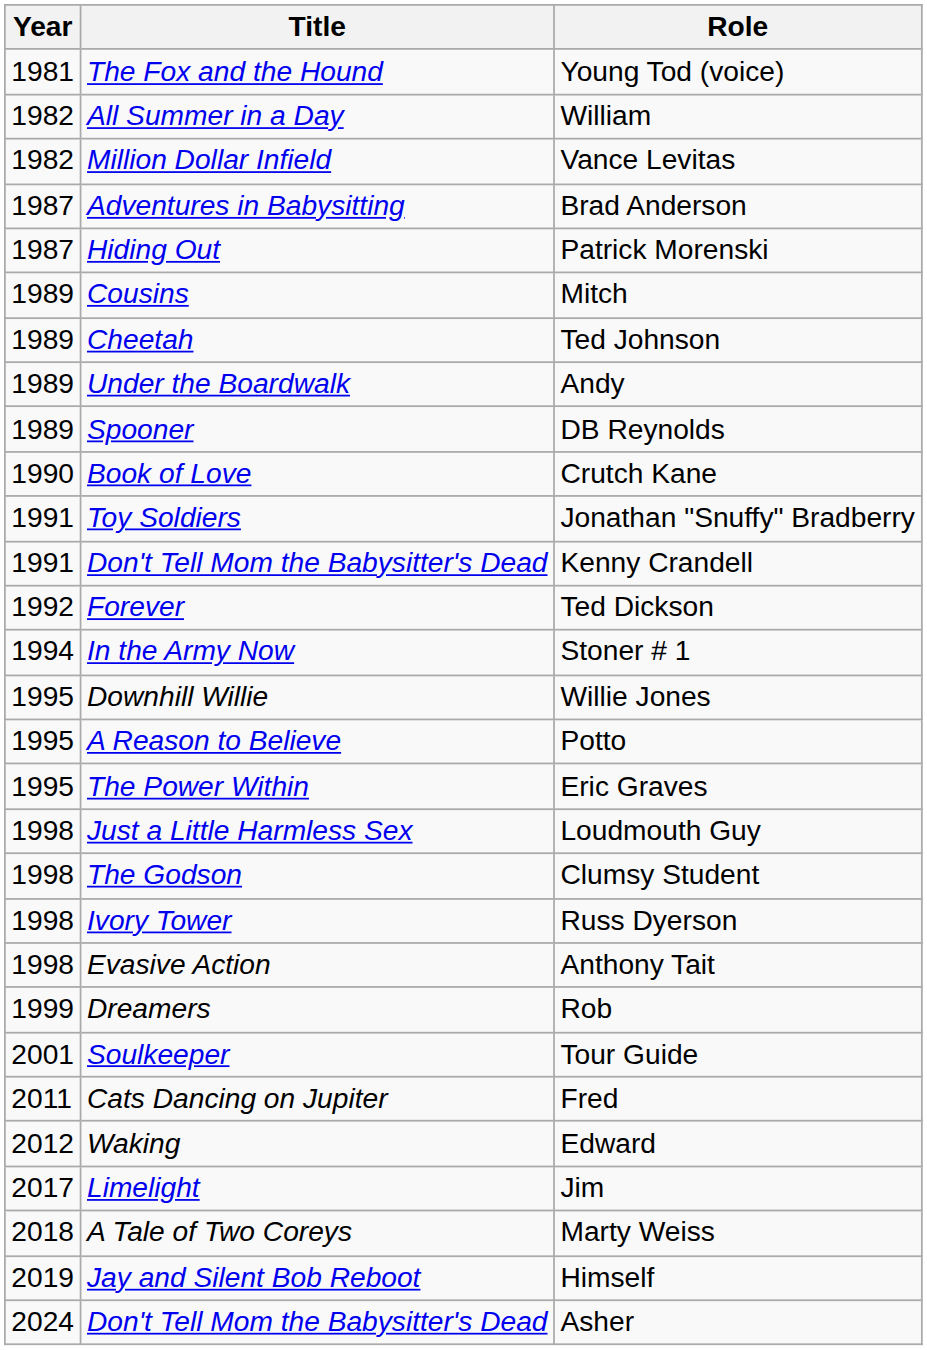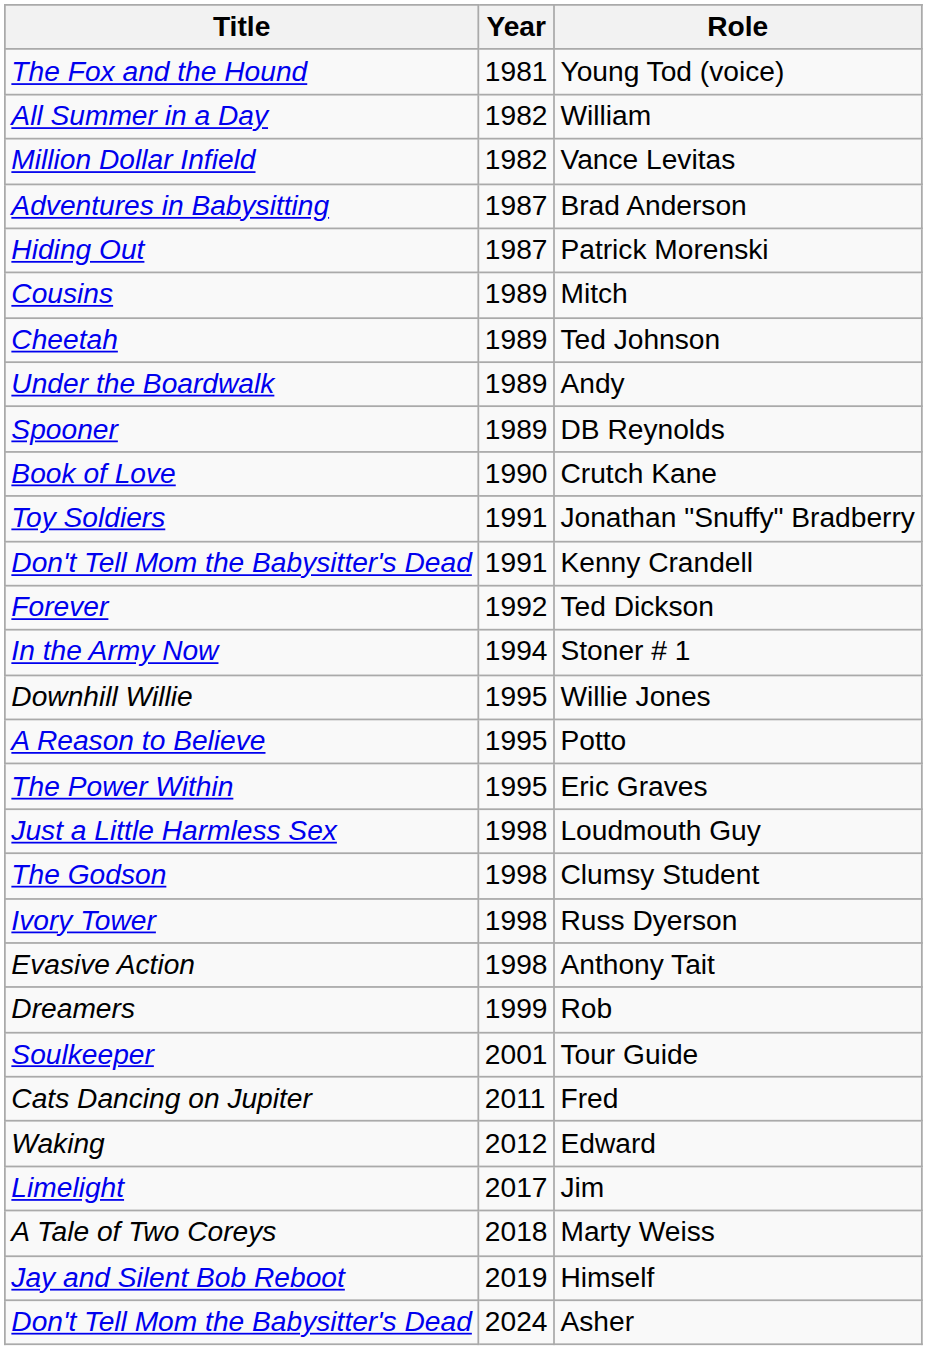columns swapped: (43, 26) <-> (317, 26)
